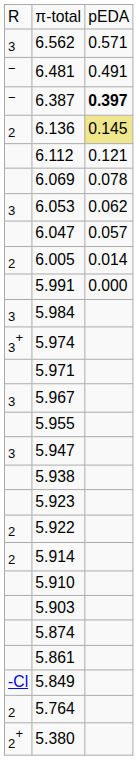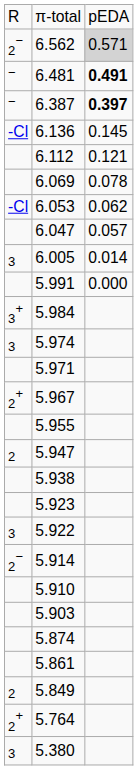(12, 46) 3 -> (16, 45) 2−
(108, 43) no background -> (108, 45) lightgrey background
(108, 71) normal -> (108, 76) bold
(12, 133) 2 -> (18, 132) -Cl
(108, 129) khaki background -> (108, 132) no background
(12, 210) 3 -> (18, 206) -Cl
(12, 263) 2 -> (12, 261) 3
(12, 316) 3 -> (16, 313) 3+
(16, 343) 3+ -> (12, 346) 3
(12, 401) 3 -> (16, 398) 2+
(12, 454) 3 -> (12, 456) 2
(12, 532) 2 -> (12, 534) 3
(12, 560) 2 -> (16, 561) 2−
(18, 682) -Cl -> (12, 694) 2
(12, 712) 2 -> (16, 721) 2+
(16, 739) 2+ -> (12, 754) 3
